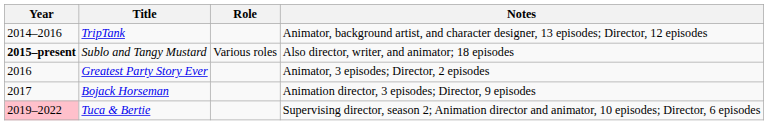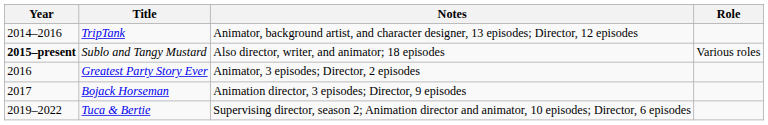columns swapped: (245, 14) <-> (522, 14)
(35, 110) pink background -> (35, 110) no background
